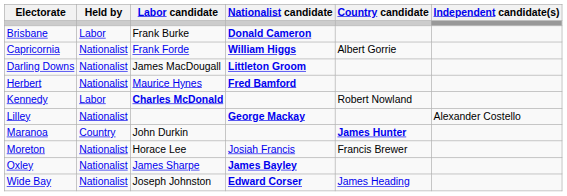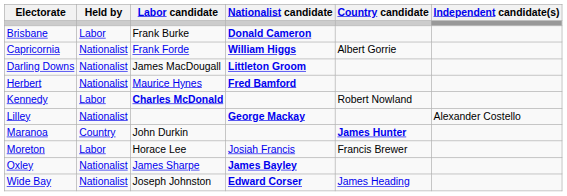(103, 149) Nationalist -> (92, 149) Labor
